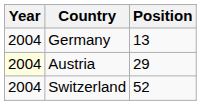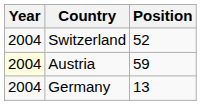rows swapped: (79, 40) <-> (87, 87)
(141, 64) 29 -> (141, 64) 59
